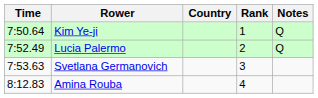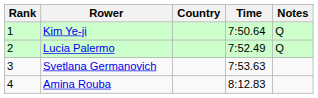columns swapped: (255, 13) <-> (28, 13)
